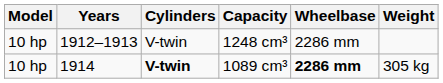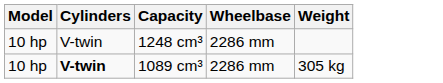- column: (99, 16)
(328, 66) bold -> (242, 66) normal
